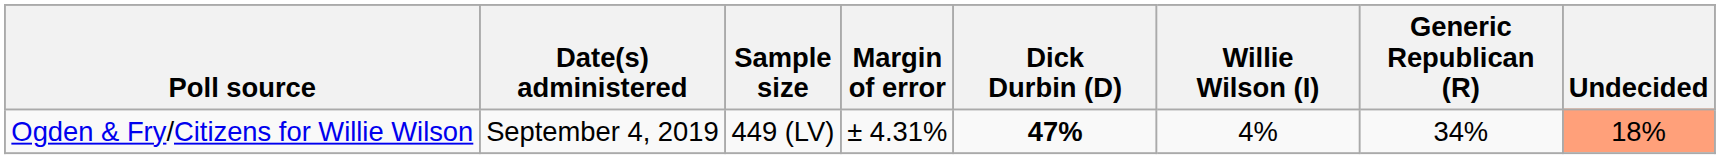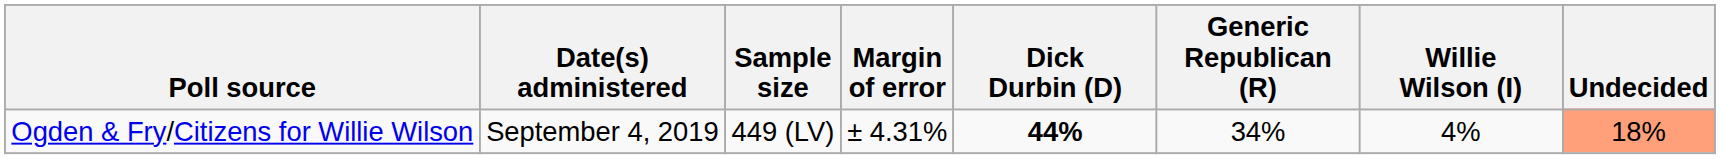columns swapped: (1461, 57) <-> (1258, 73)
(1055, 131) 47% -> (1055, 131) 44%
